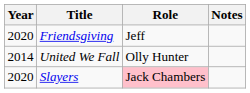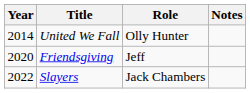rows swapped: (80, 56) <-> (77, 35)
(21, 77) 2020 -> (21, 77) 2022
(165, 77) pink background -> (165, 77) no background
